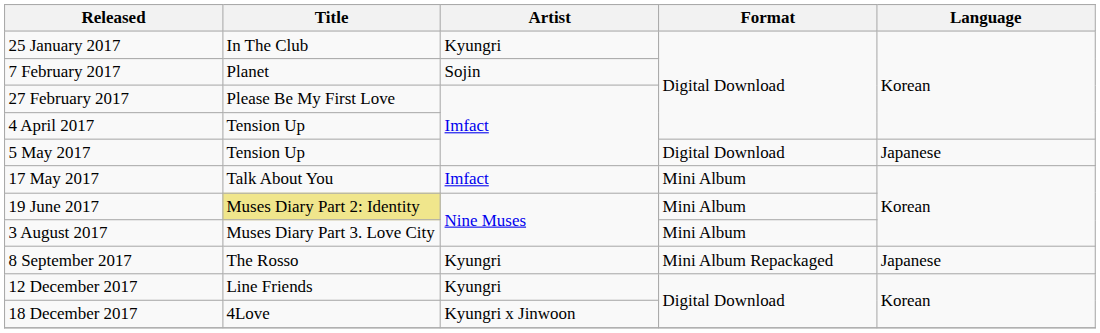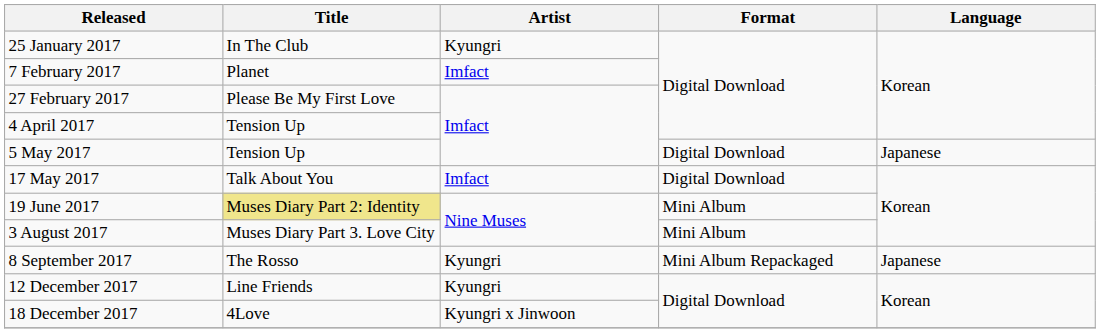(462, 71) Sojin -> (467, 71) Imfact
(704, 179) Mini Album -> (724, 179) Digital Download
